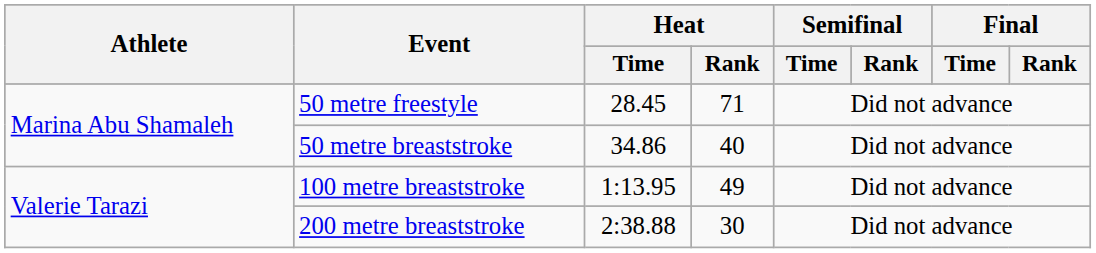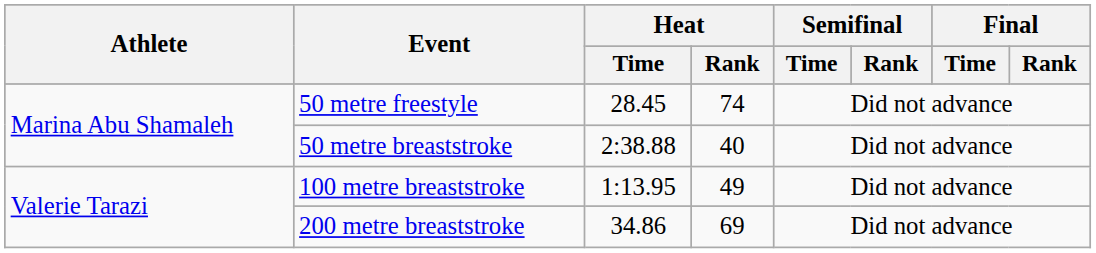(732, 104) 71 -> (732, 104) 74
(638, 145) 34.86 -> (638, 145) 2:38.88
(638, 227) 2:38.88 -> (638, 227) 34.86
(732, 227) 30 -> (732, 227) 69
